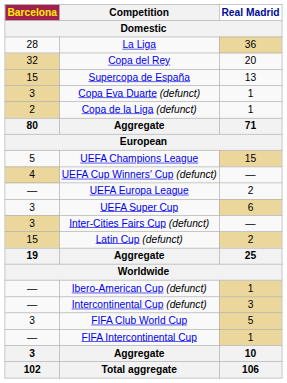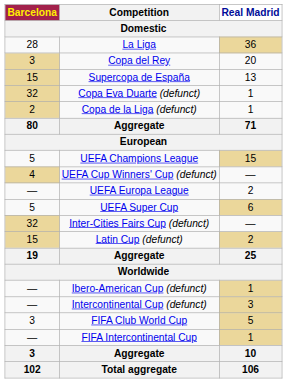(32, 61) 32 -> (32, 61) 3
(32, 93) 3 -> (32, 93) 32
(32, 207) 3 -> (32, 207) 5
(32, 223) 3 -> (32, 223) 32
